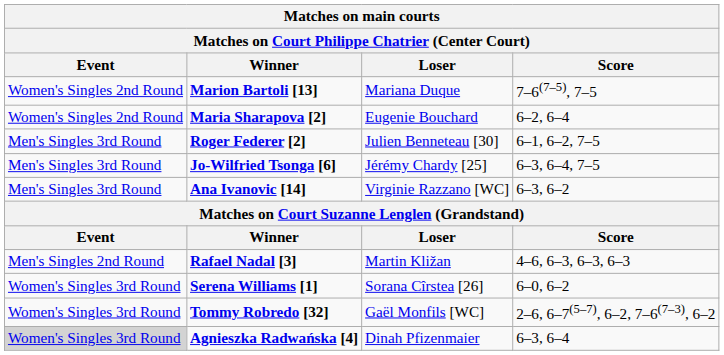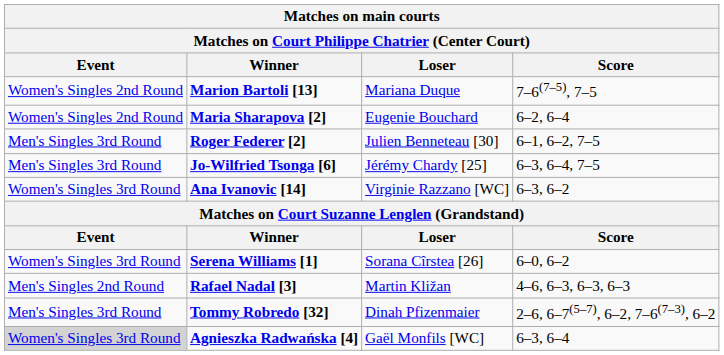(85, 189) Men's Singles 3rd Round -> (94, 189) Women's Singles 3rd Round
rows swapped: (243, 261) <-> (254, 285)
(94, 311) Women's Singles 3rd Round -> (85, 311) Men's Singles 3rd Round
(425, 311) Gaël Monfils [WC] -> (422, 311) Dinah Pfizenmaier
(422, 338) Dinah Pfizenmaier -> (425, 338) Gaël Monfils [WC]
